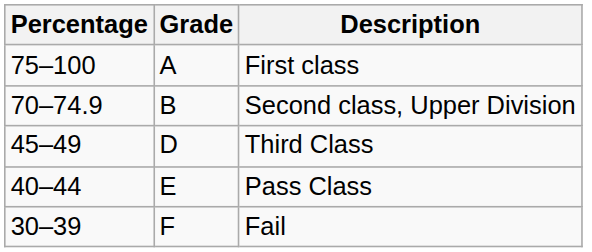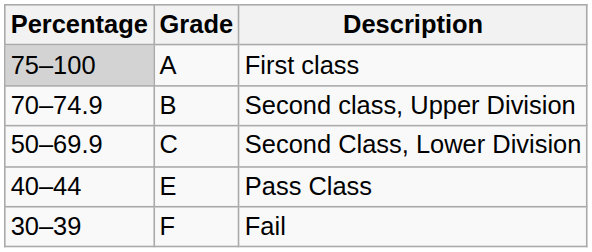(53, 65) no background -> (53, 65) lightgrey background
+ row: (413, 145)
- row: (309, 145)
